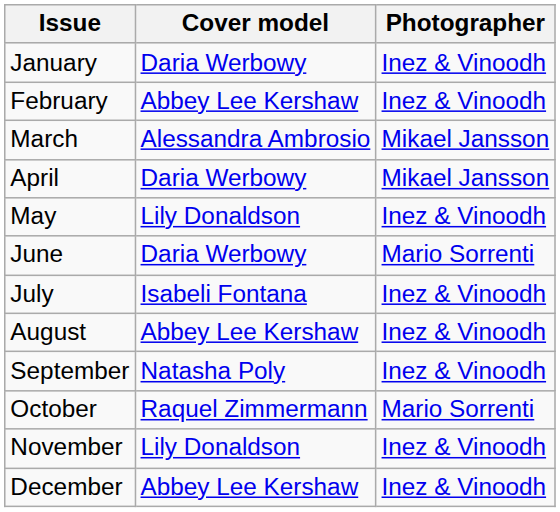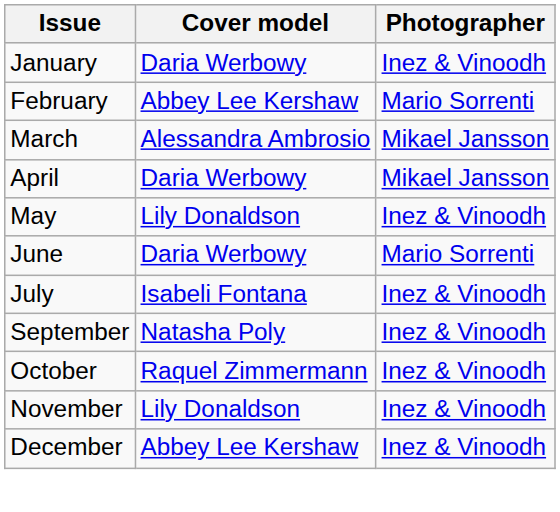(464, 100) Inez & Vinoodh -> (458, 100) Mario Sorrenti
- row: (48, 332)
(458, 409) Mario Sorrenti -> (464, 370) Inez & Vinoodh
